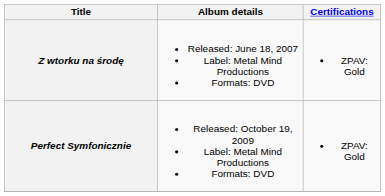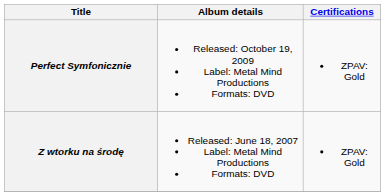rows swapped: (81, 60) <-> (81, 146)
